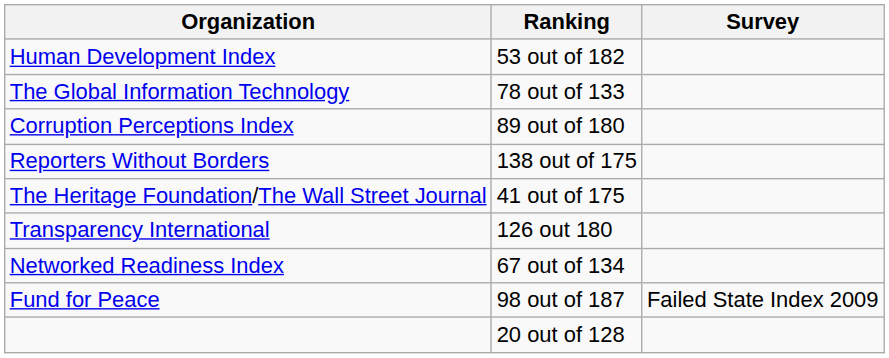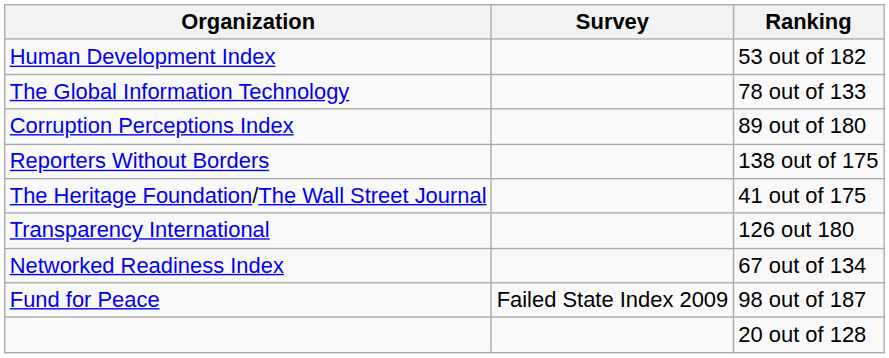columns swapped: (763, 21) <-> (567, 21)
